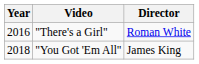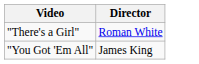- column: (19, 13)
